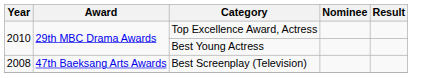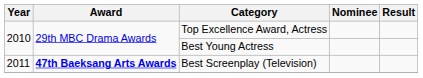(19, 64) 2008 -> (18, 64) 2011
(101, 64) normal -> (106, 64) bold
